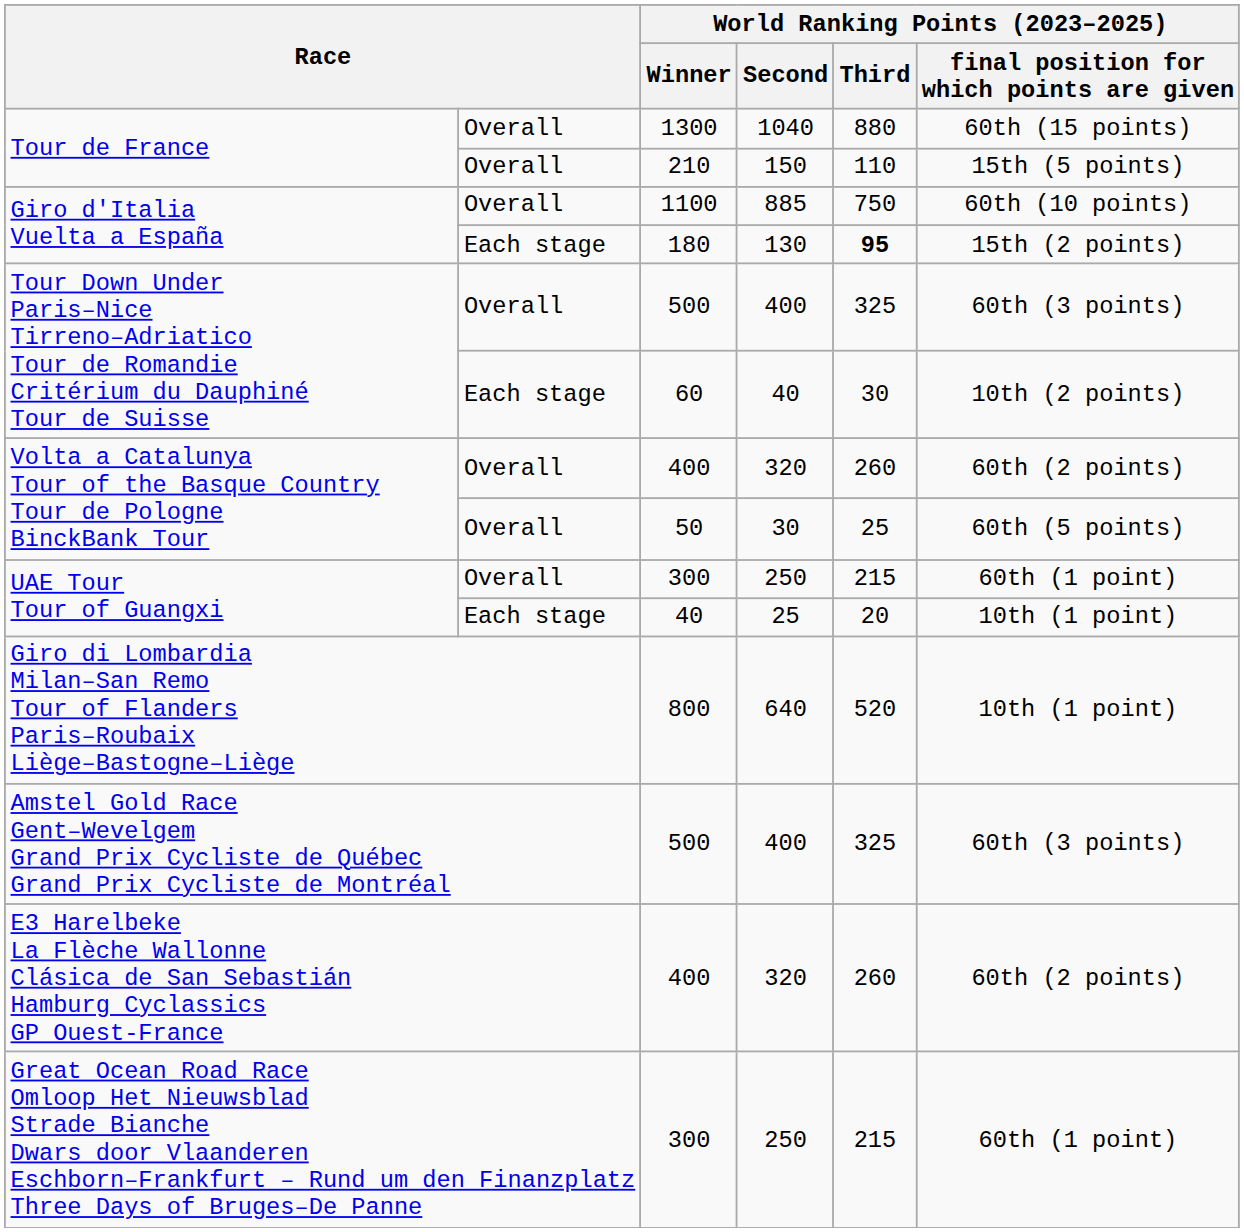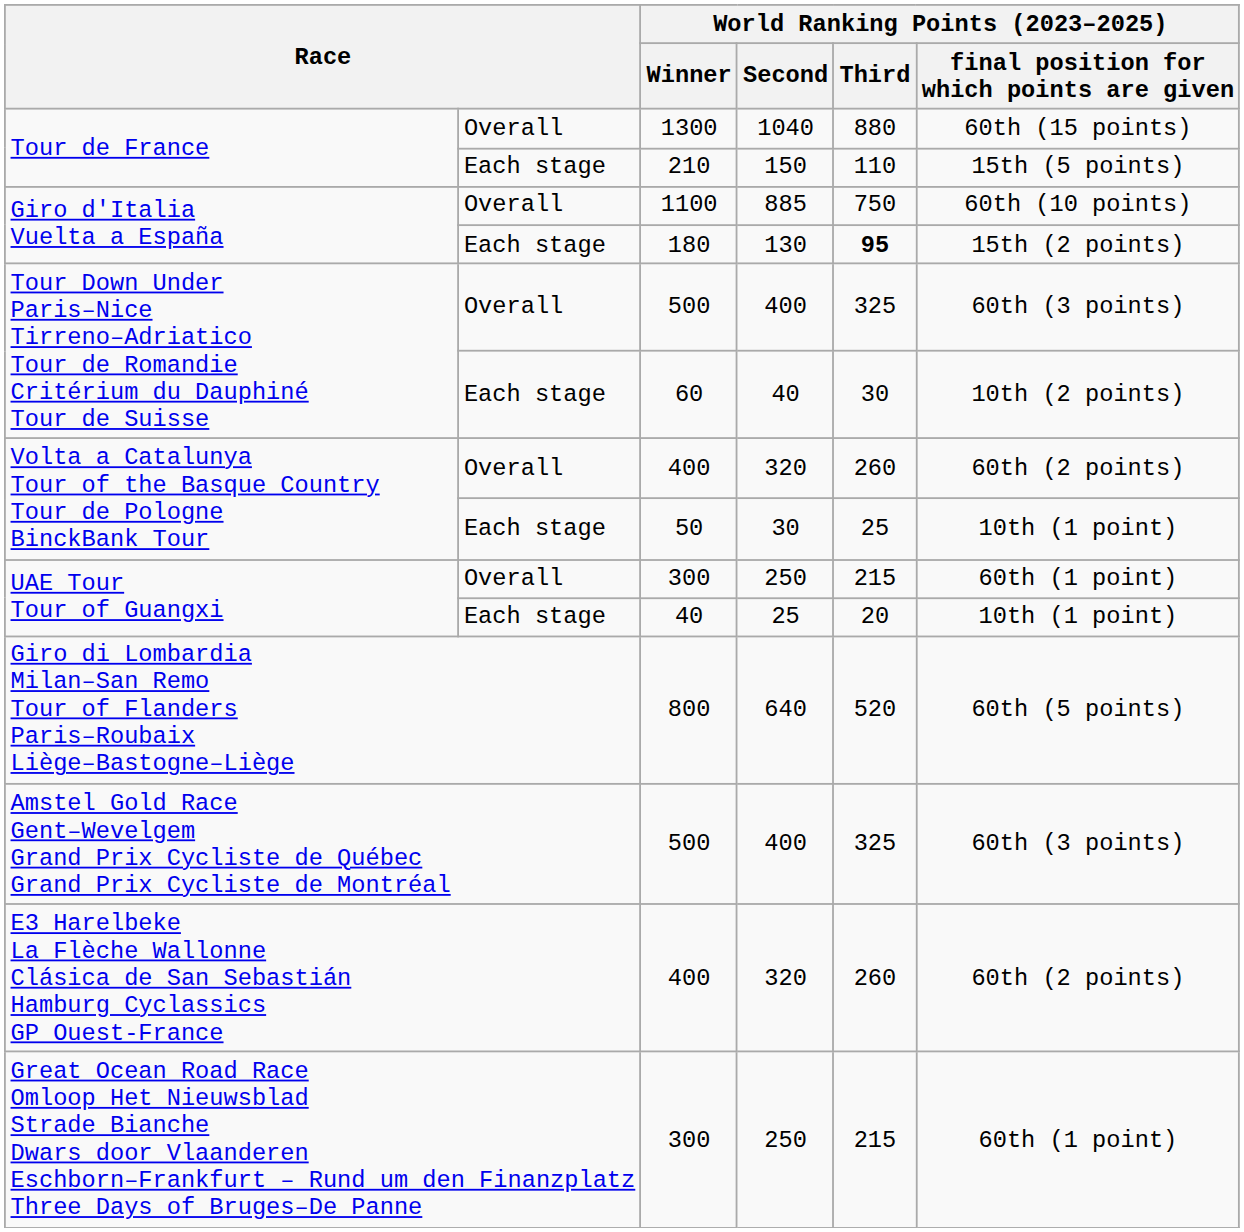(514, 167) Overall -> (535, 167) Each stage
(514, 529) Overall -> (535, 529) Each stage
(1078, 529) 60th (5 points) -> (1078, 529) 10th (1 point)
(1078, 710) 10th (1 point) -> (1078, 710) 60th (5 points)
